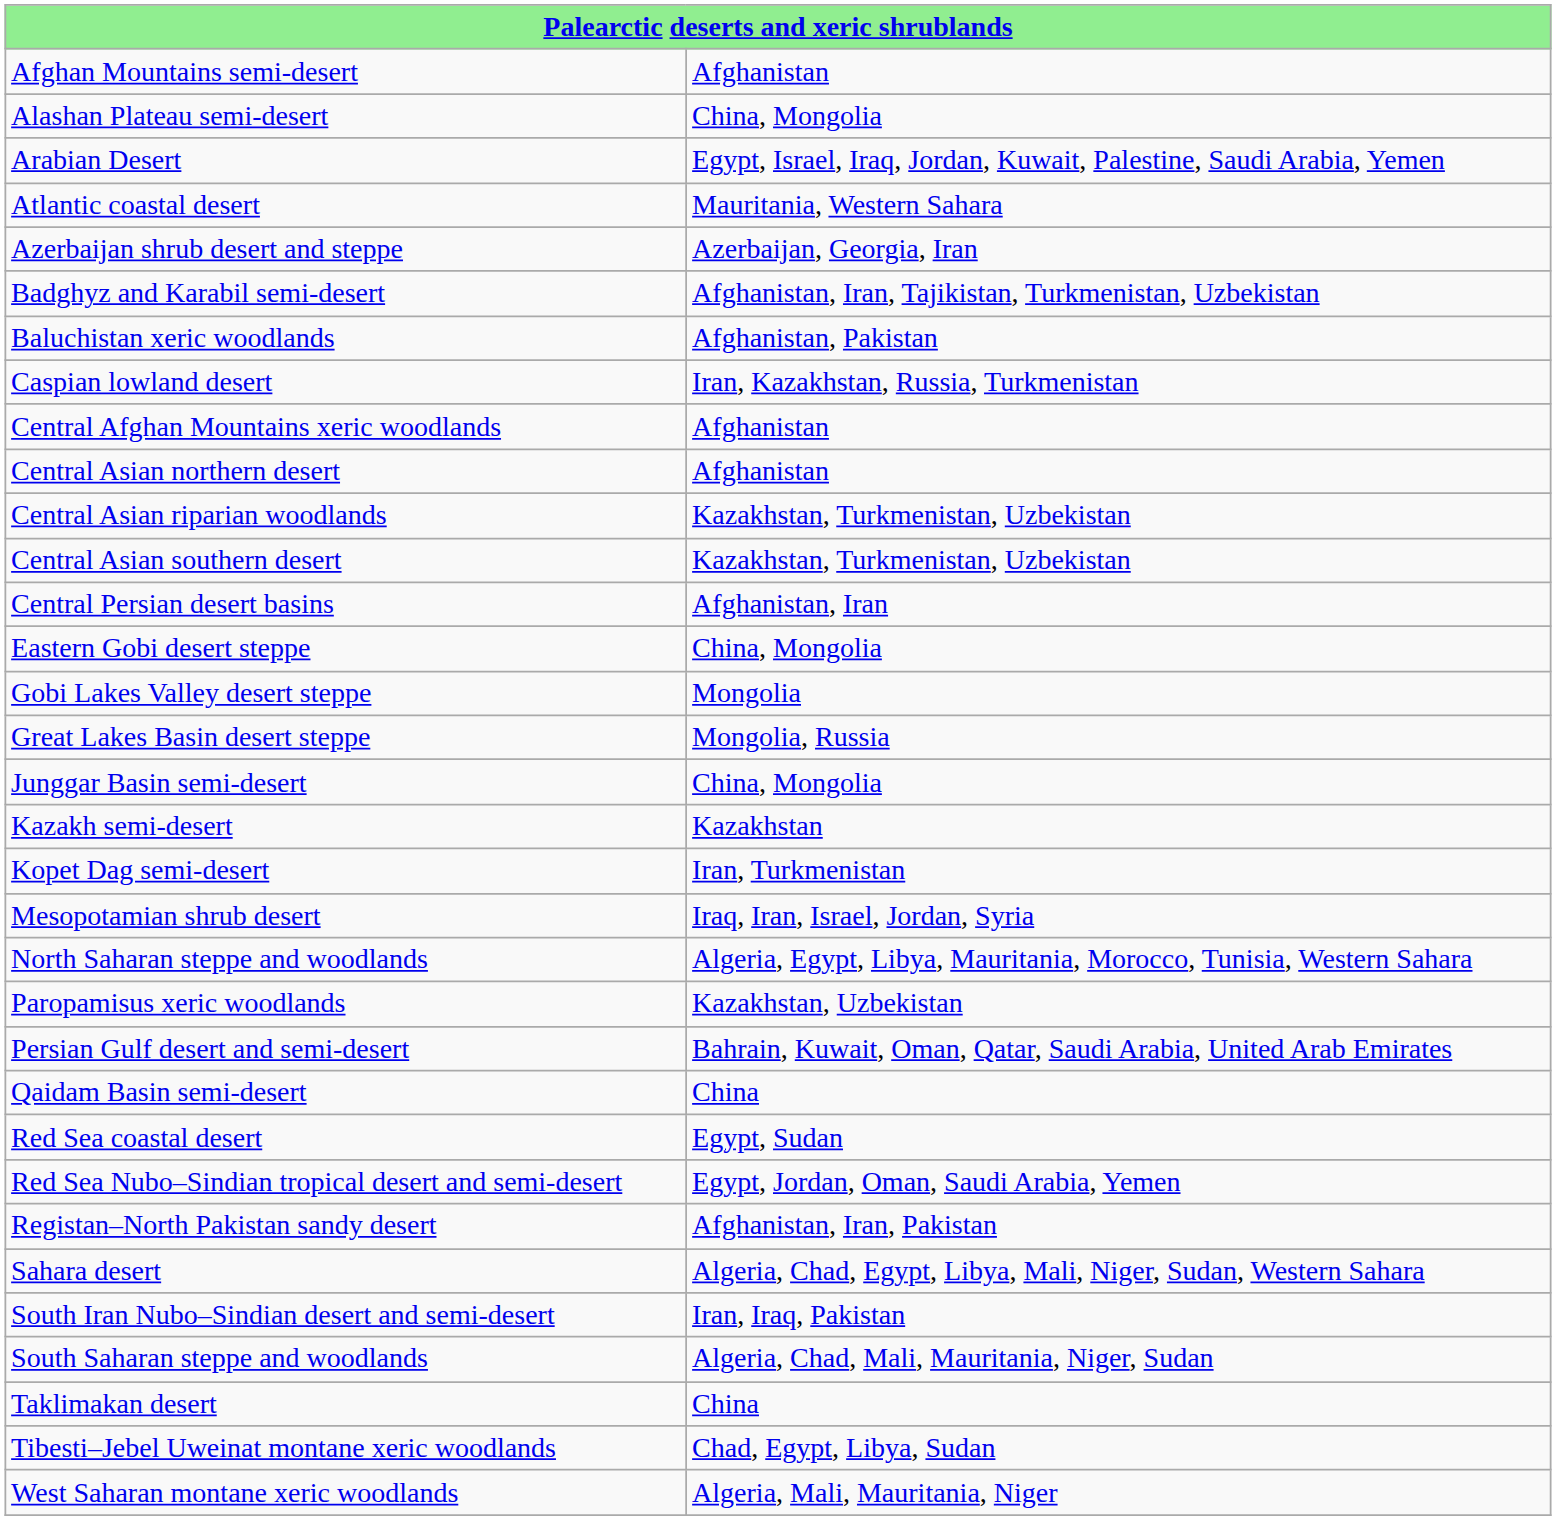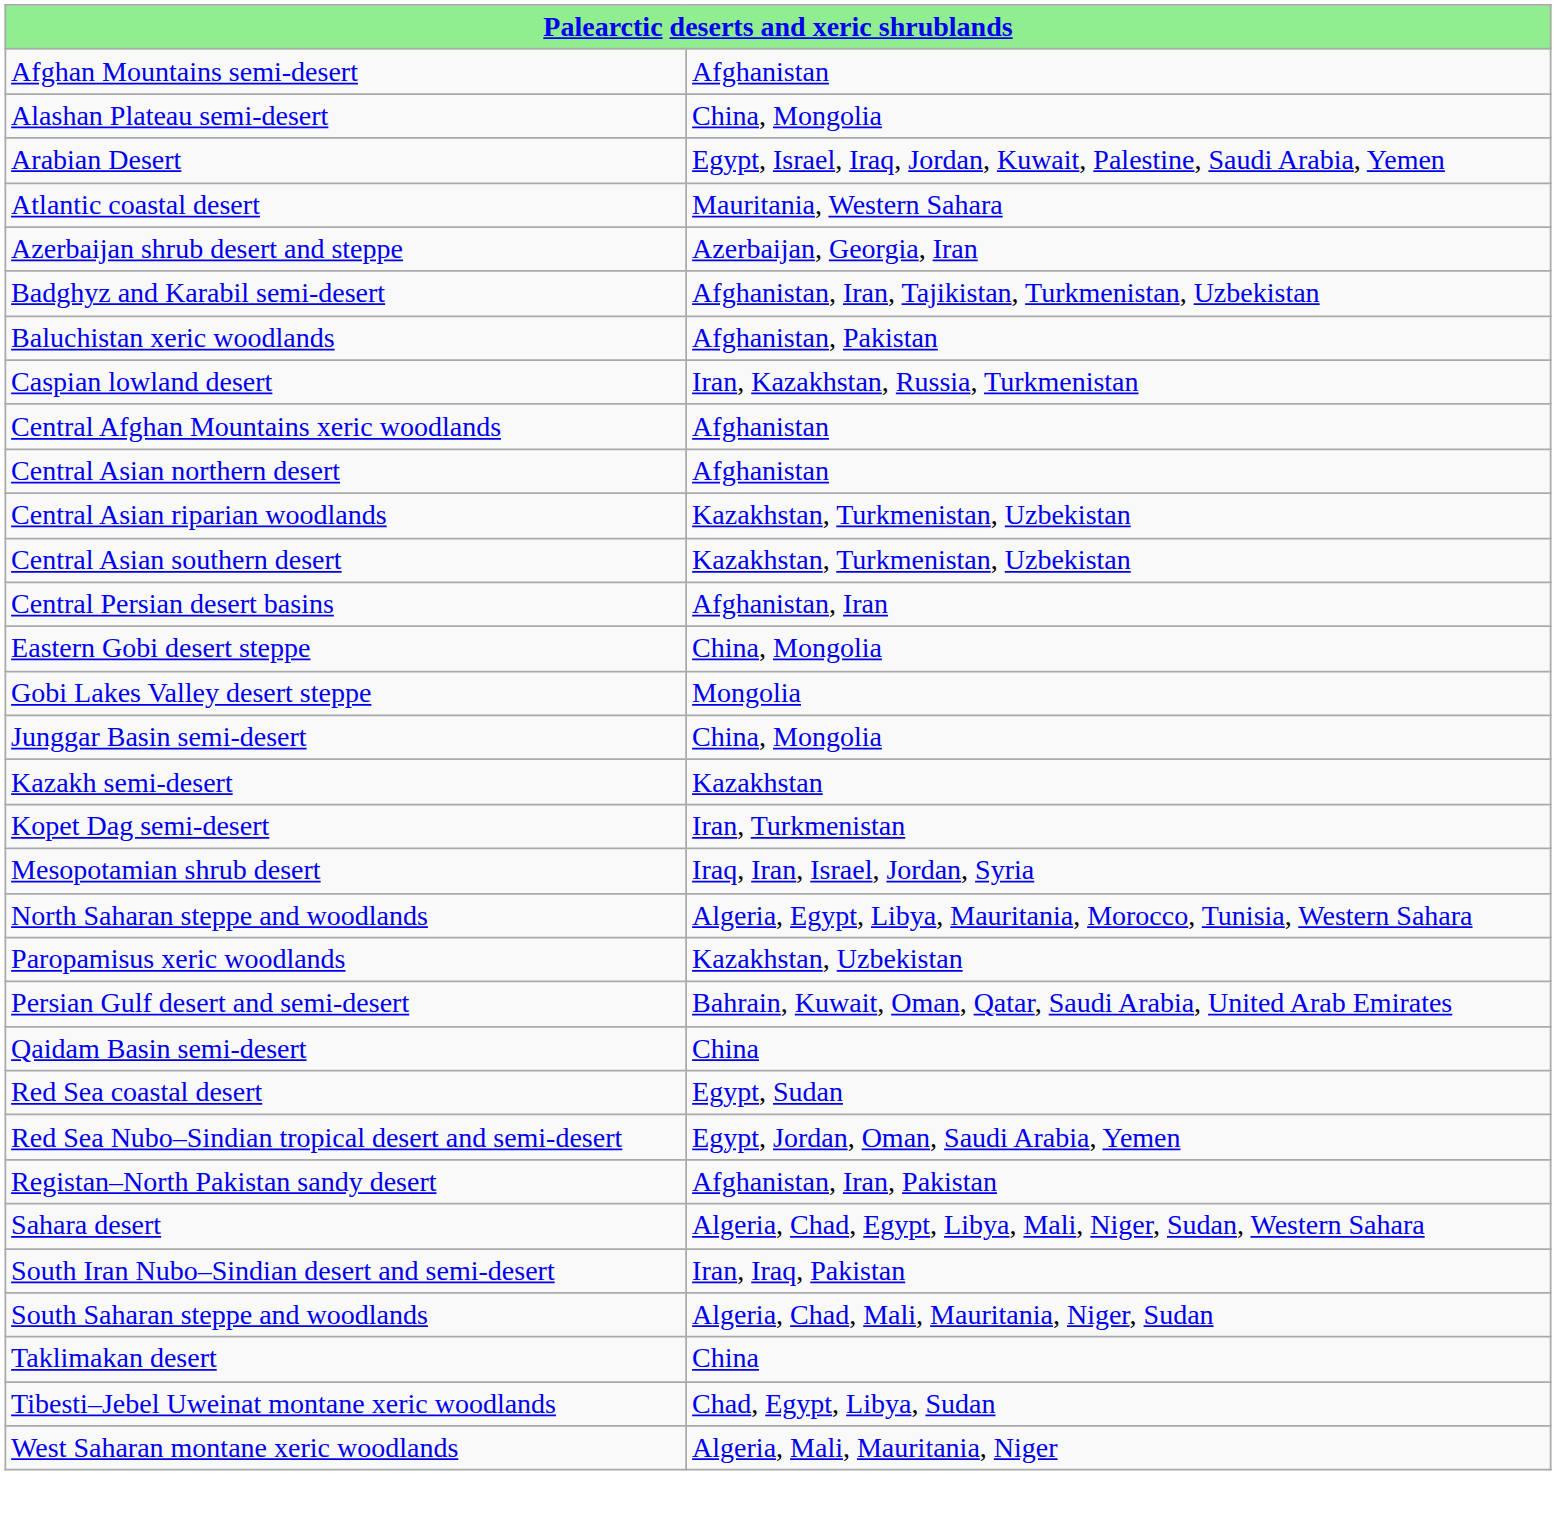- row: (191, 737)
